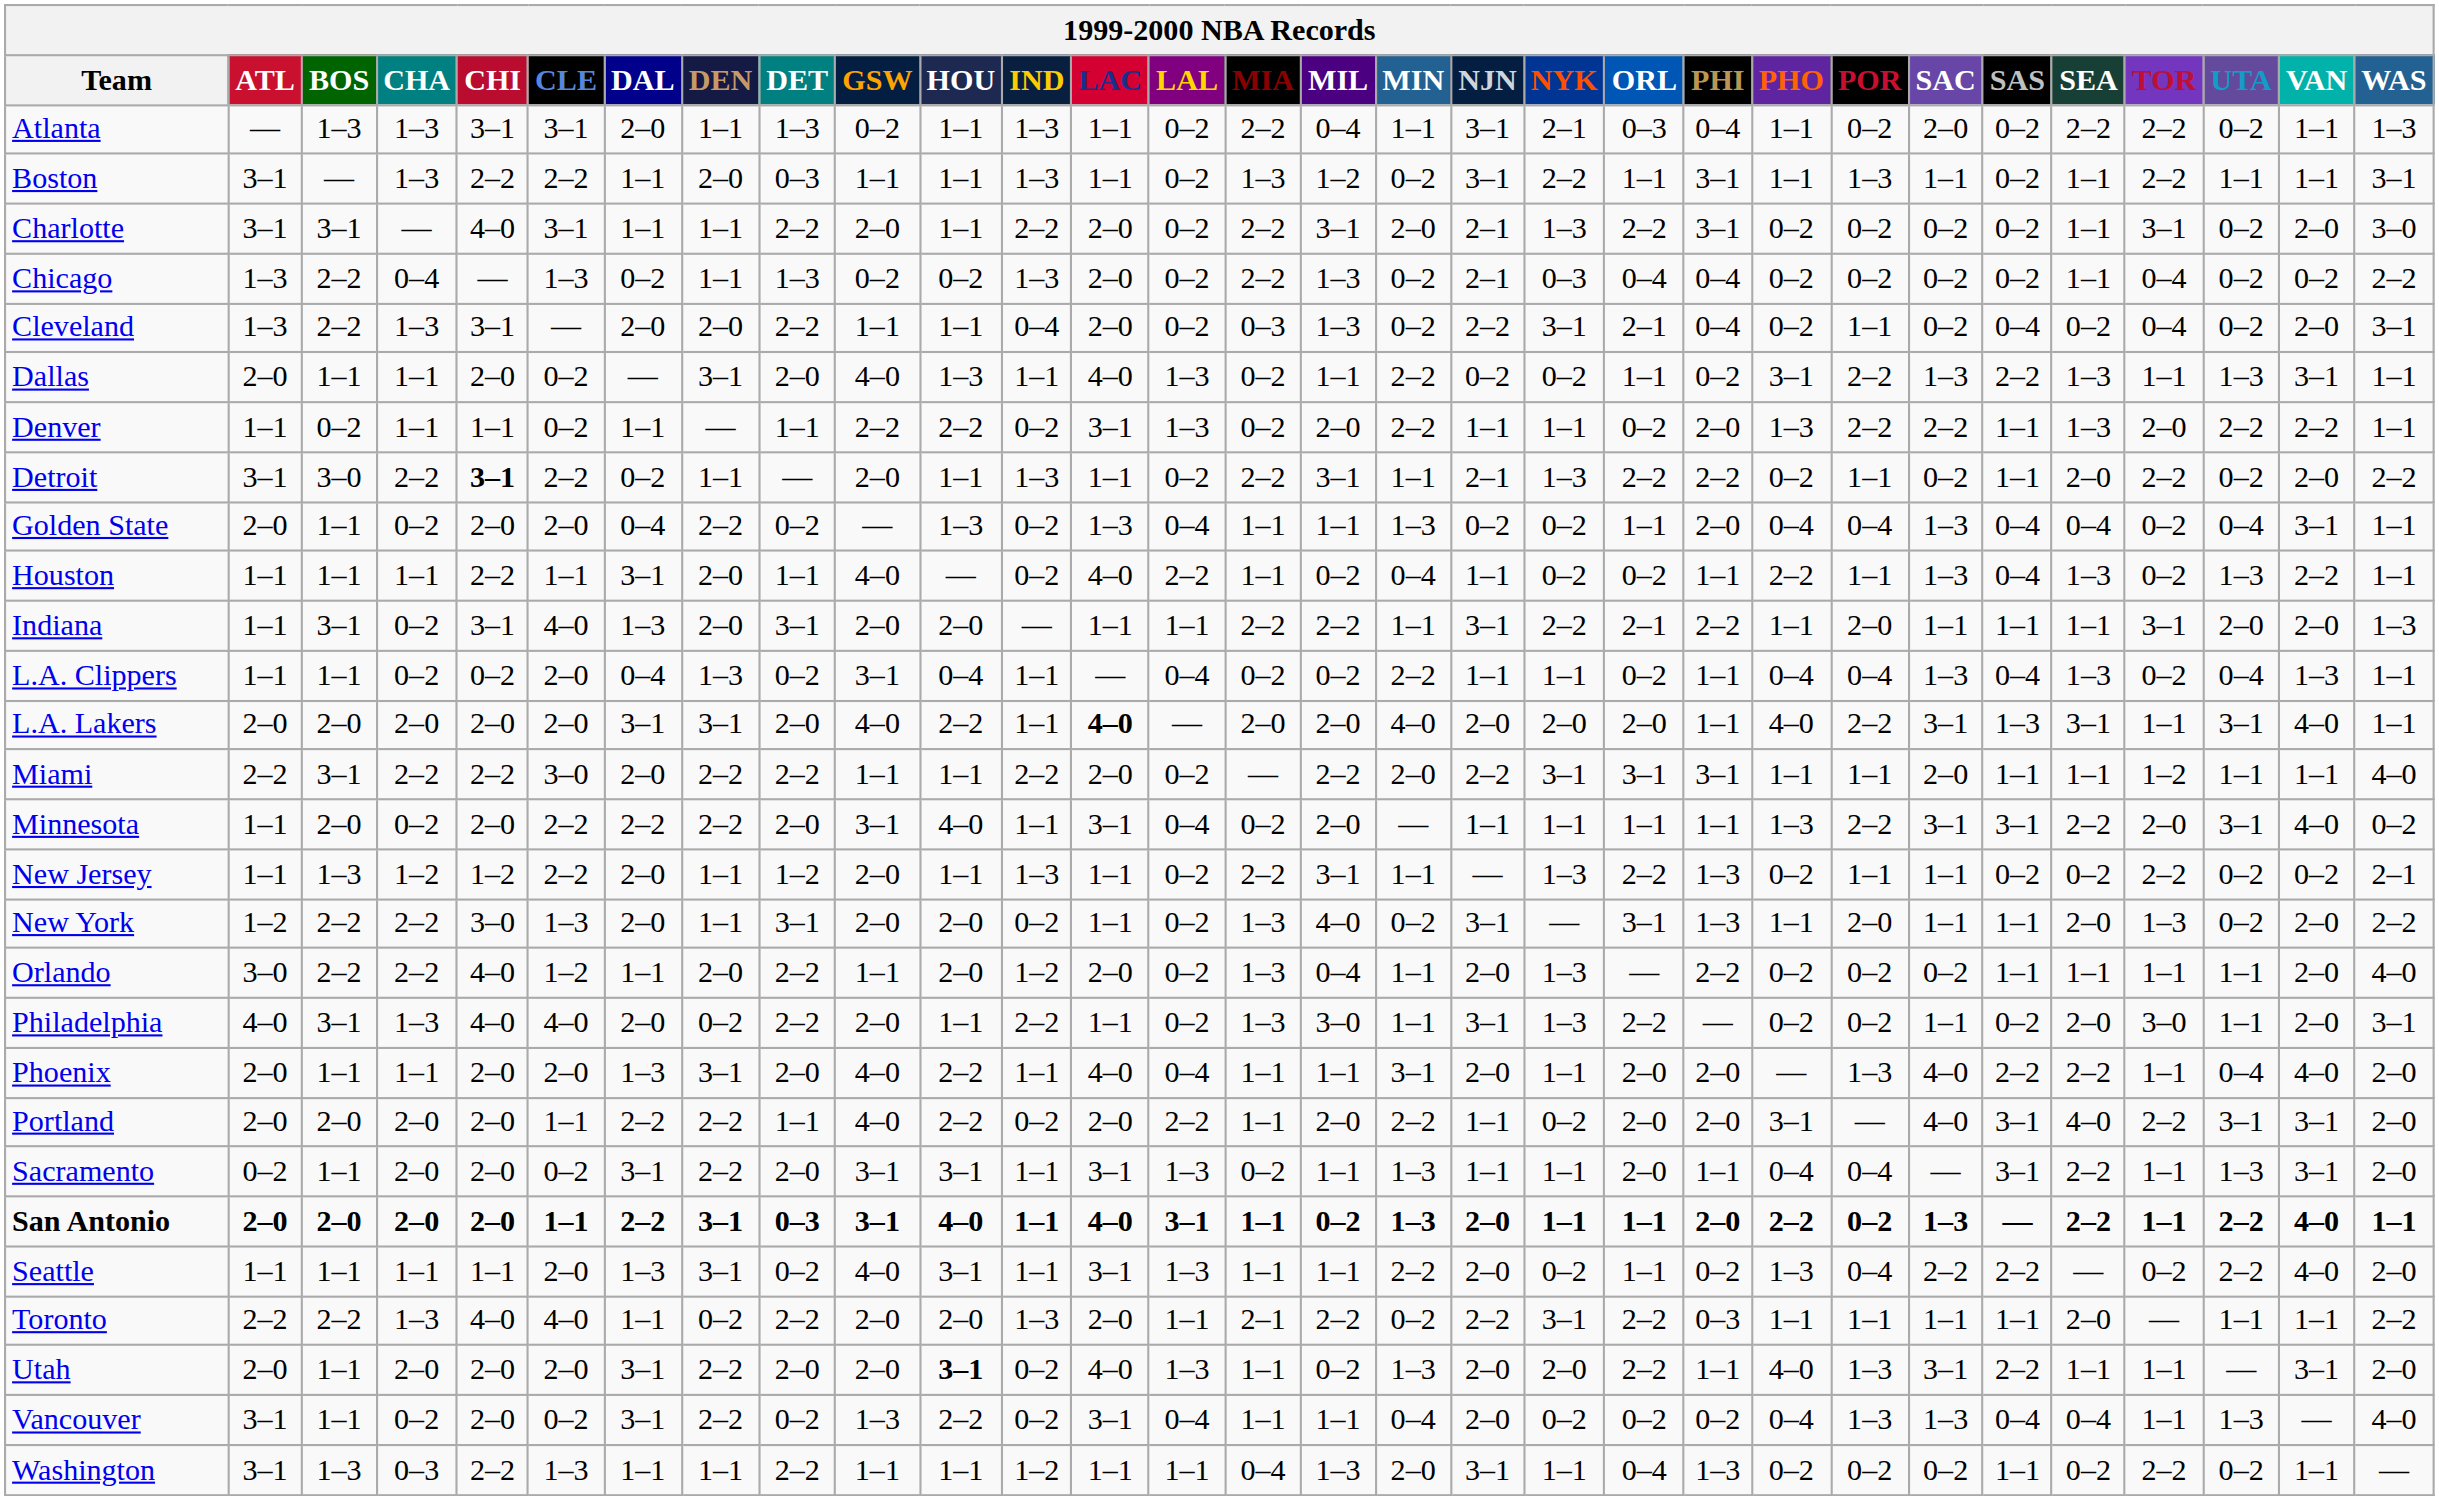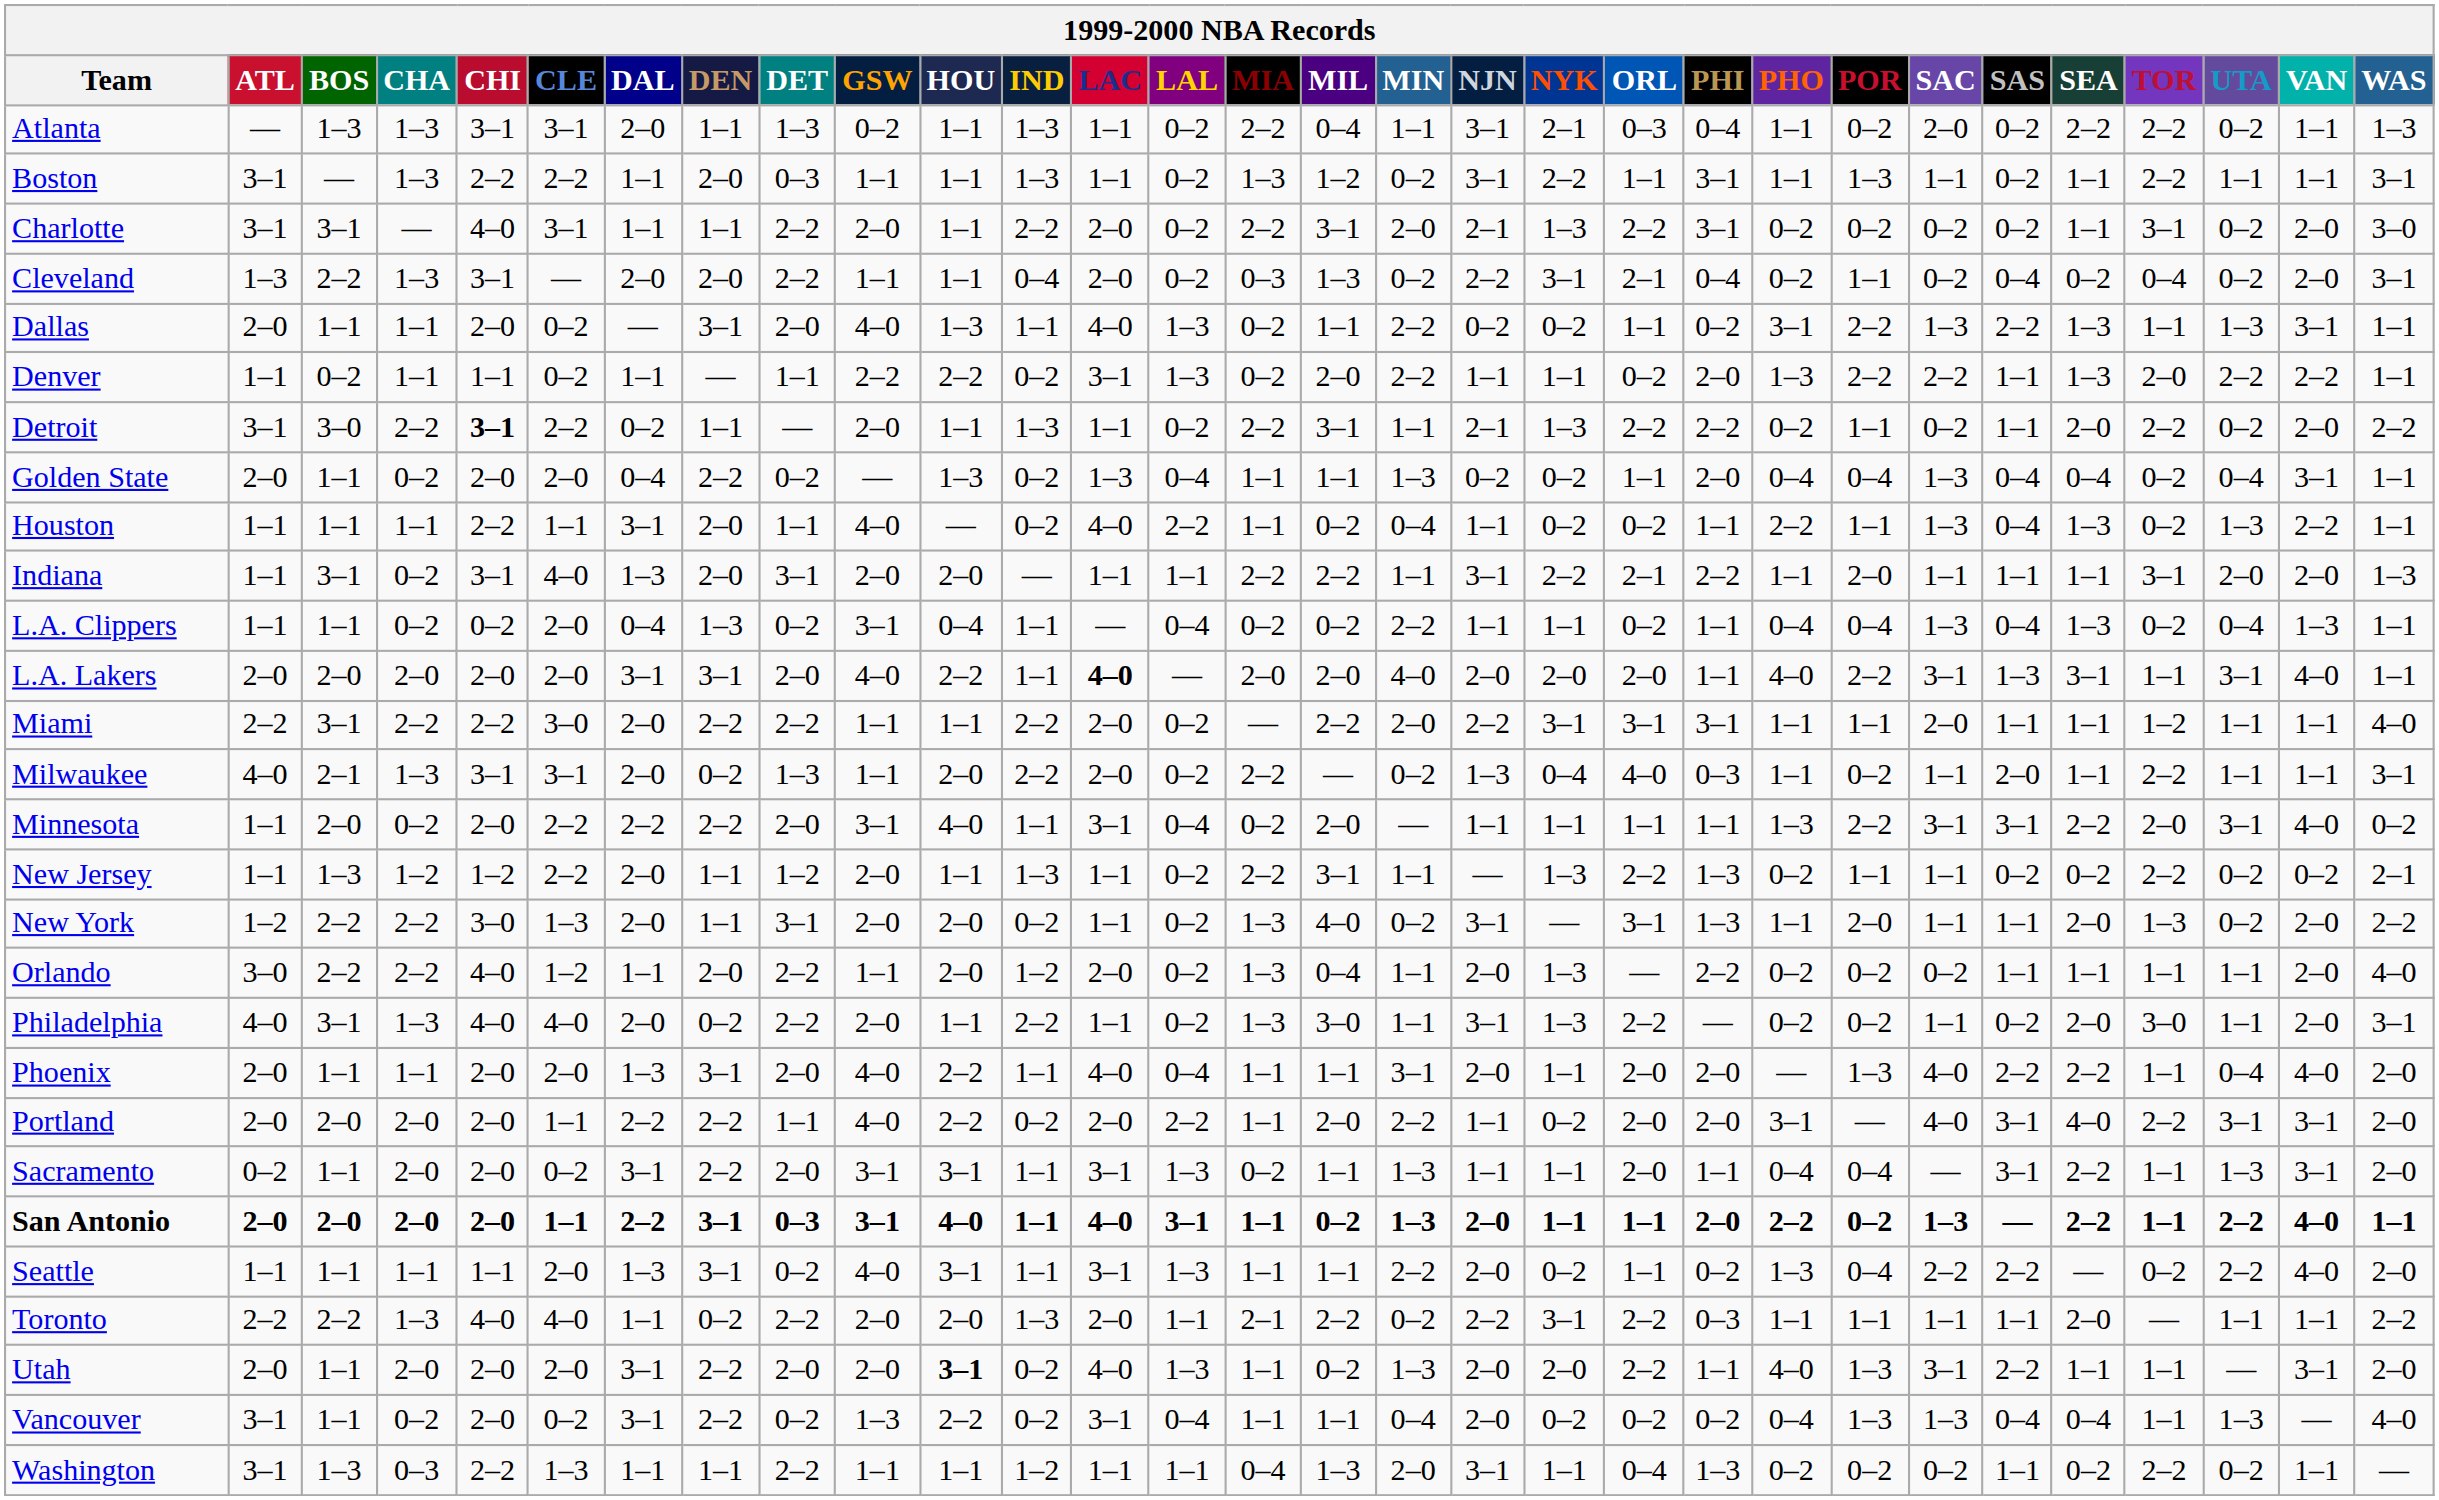- row: (62, 277)
+ row: (80, 774)
